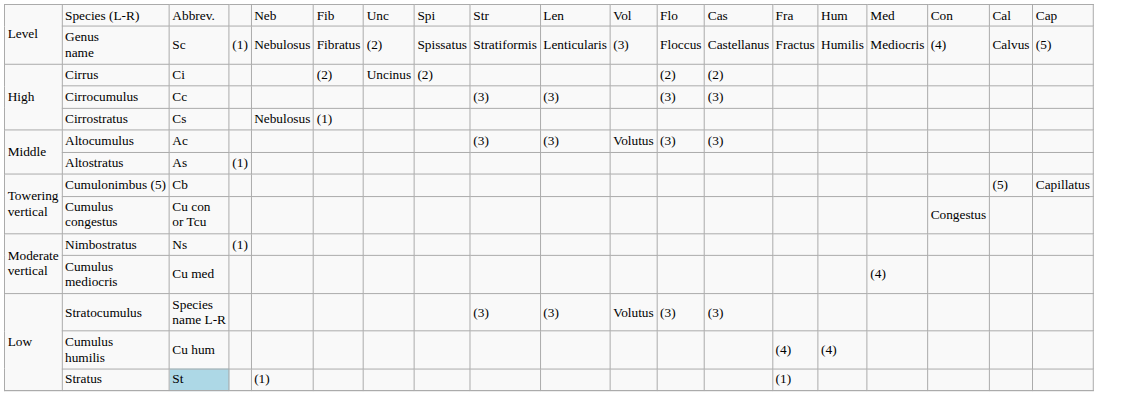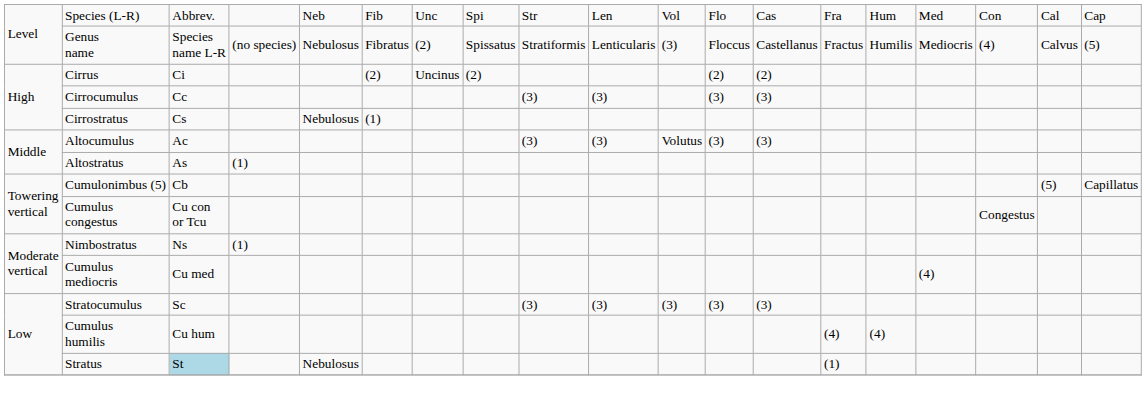(179, 44) Sc -> (199, 44) Species name L-R
(240, 44) (1) -> (264, 44) (no species)
(199, 311) Species name L-R -> (179, 304) Sc
(633, 311) Volutus -> (669, 304) (3)
(262, 379) (1) -> (331, 363) Nebulosus
